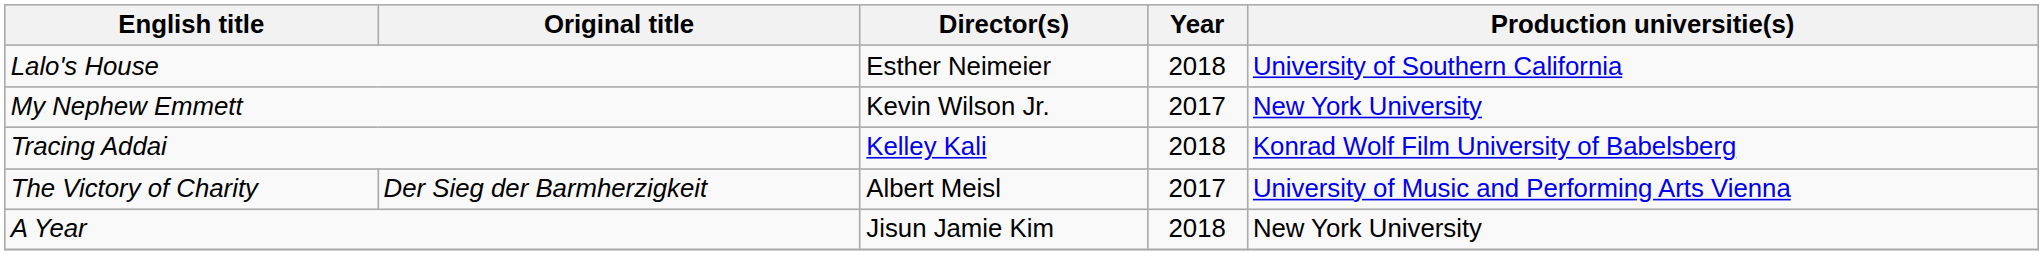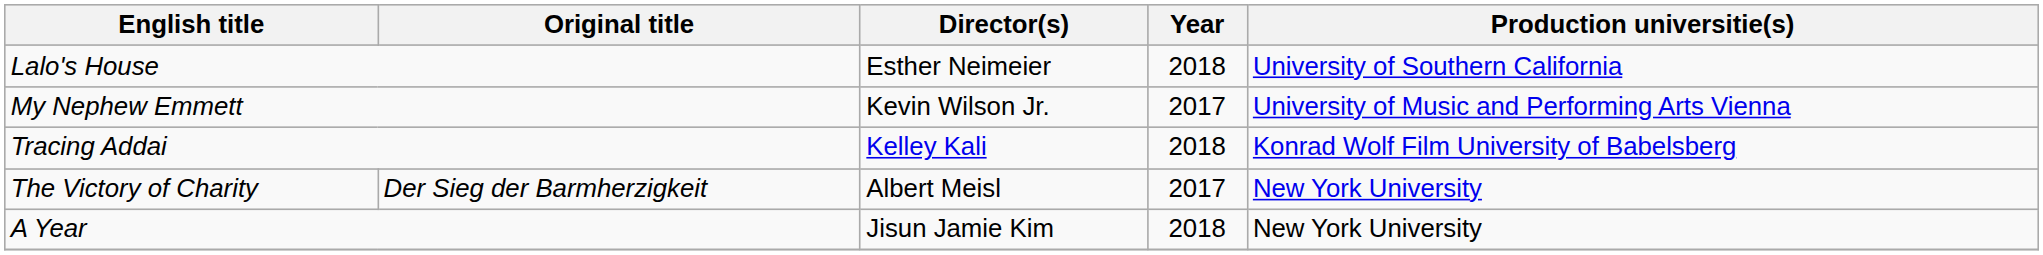(1367, 106) New York University -> (1522, 106) University of Music and Performing Arts Vienna
(1522, 188) University of Music and Performing Arts Vienna -> (1367, 188) New York University
